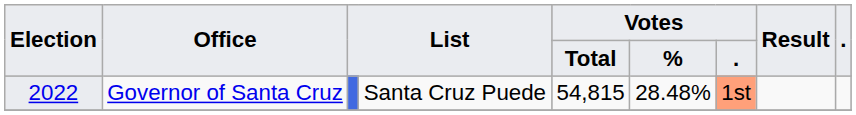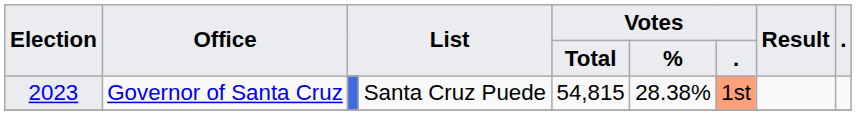(53, 93) 2022 -> (53, 93) 2023
(673, 93) 28.48% -> (673, 93) 28.38%
